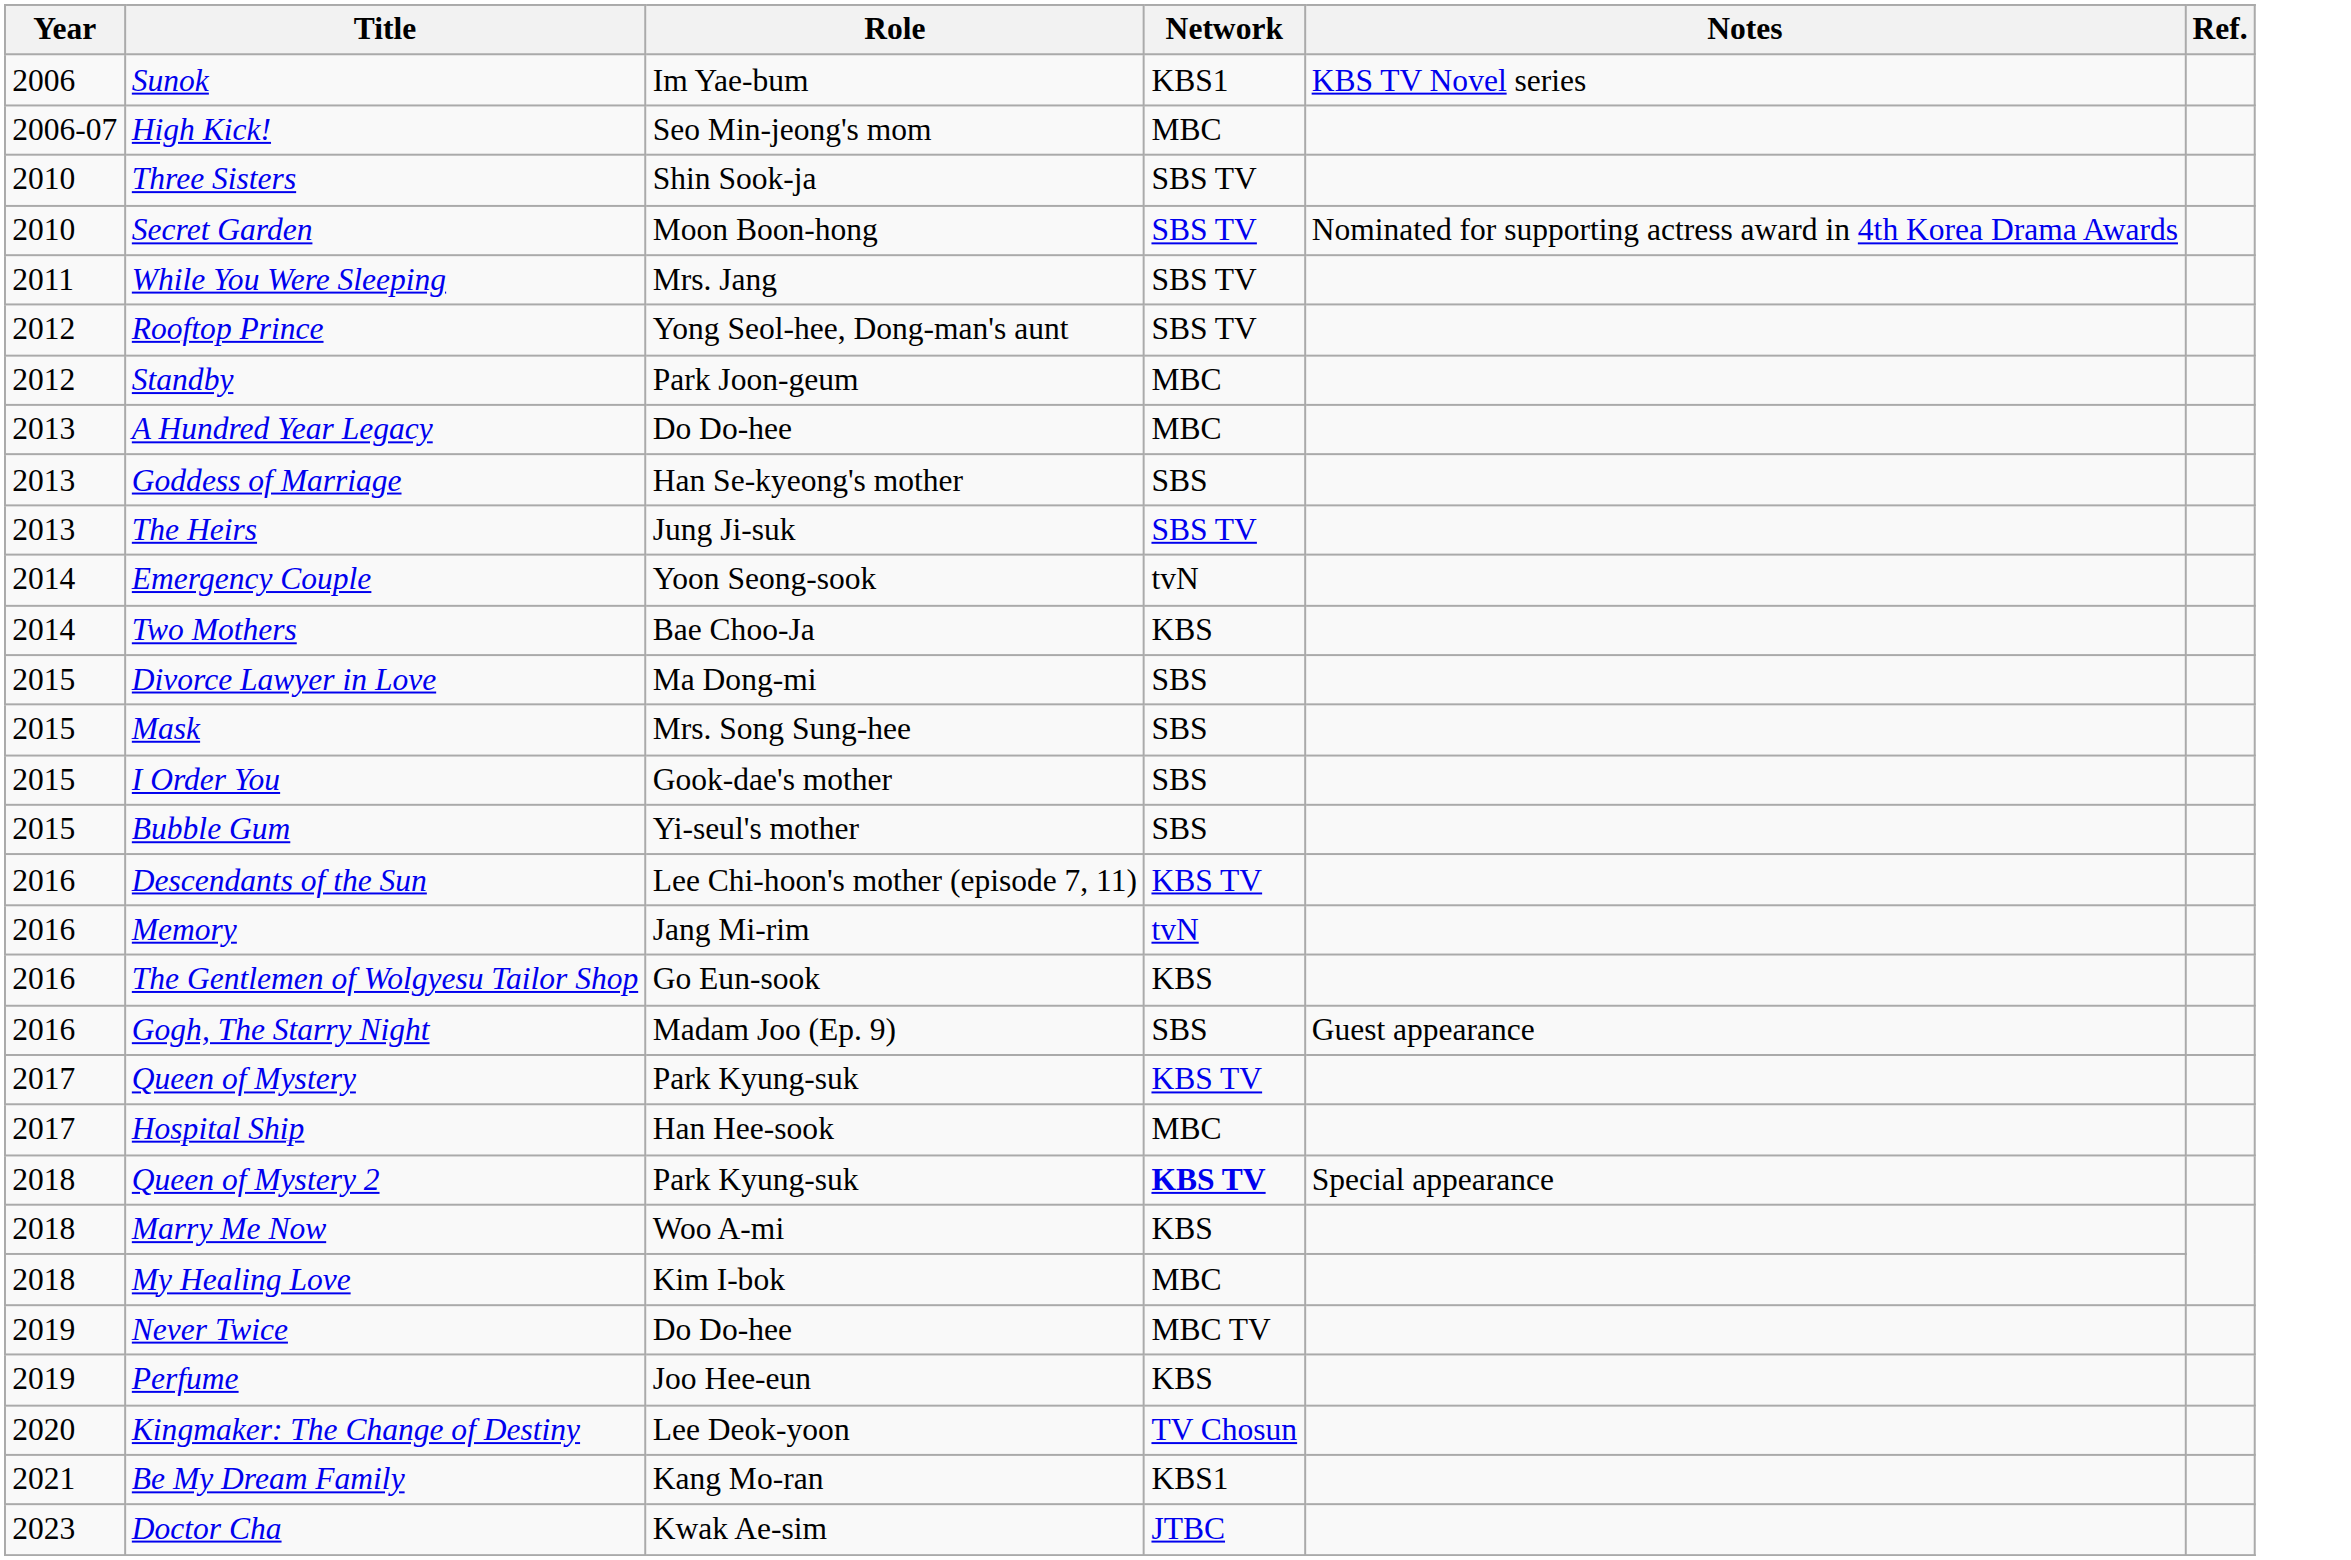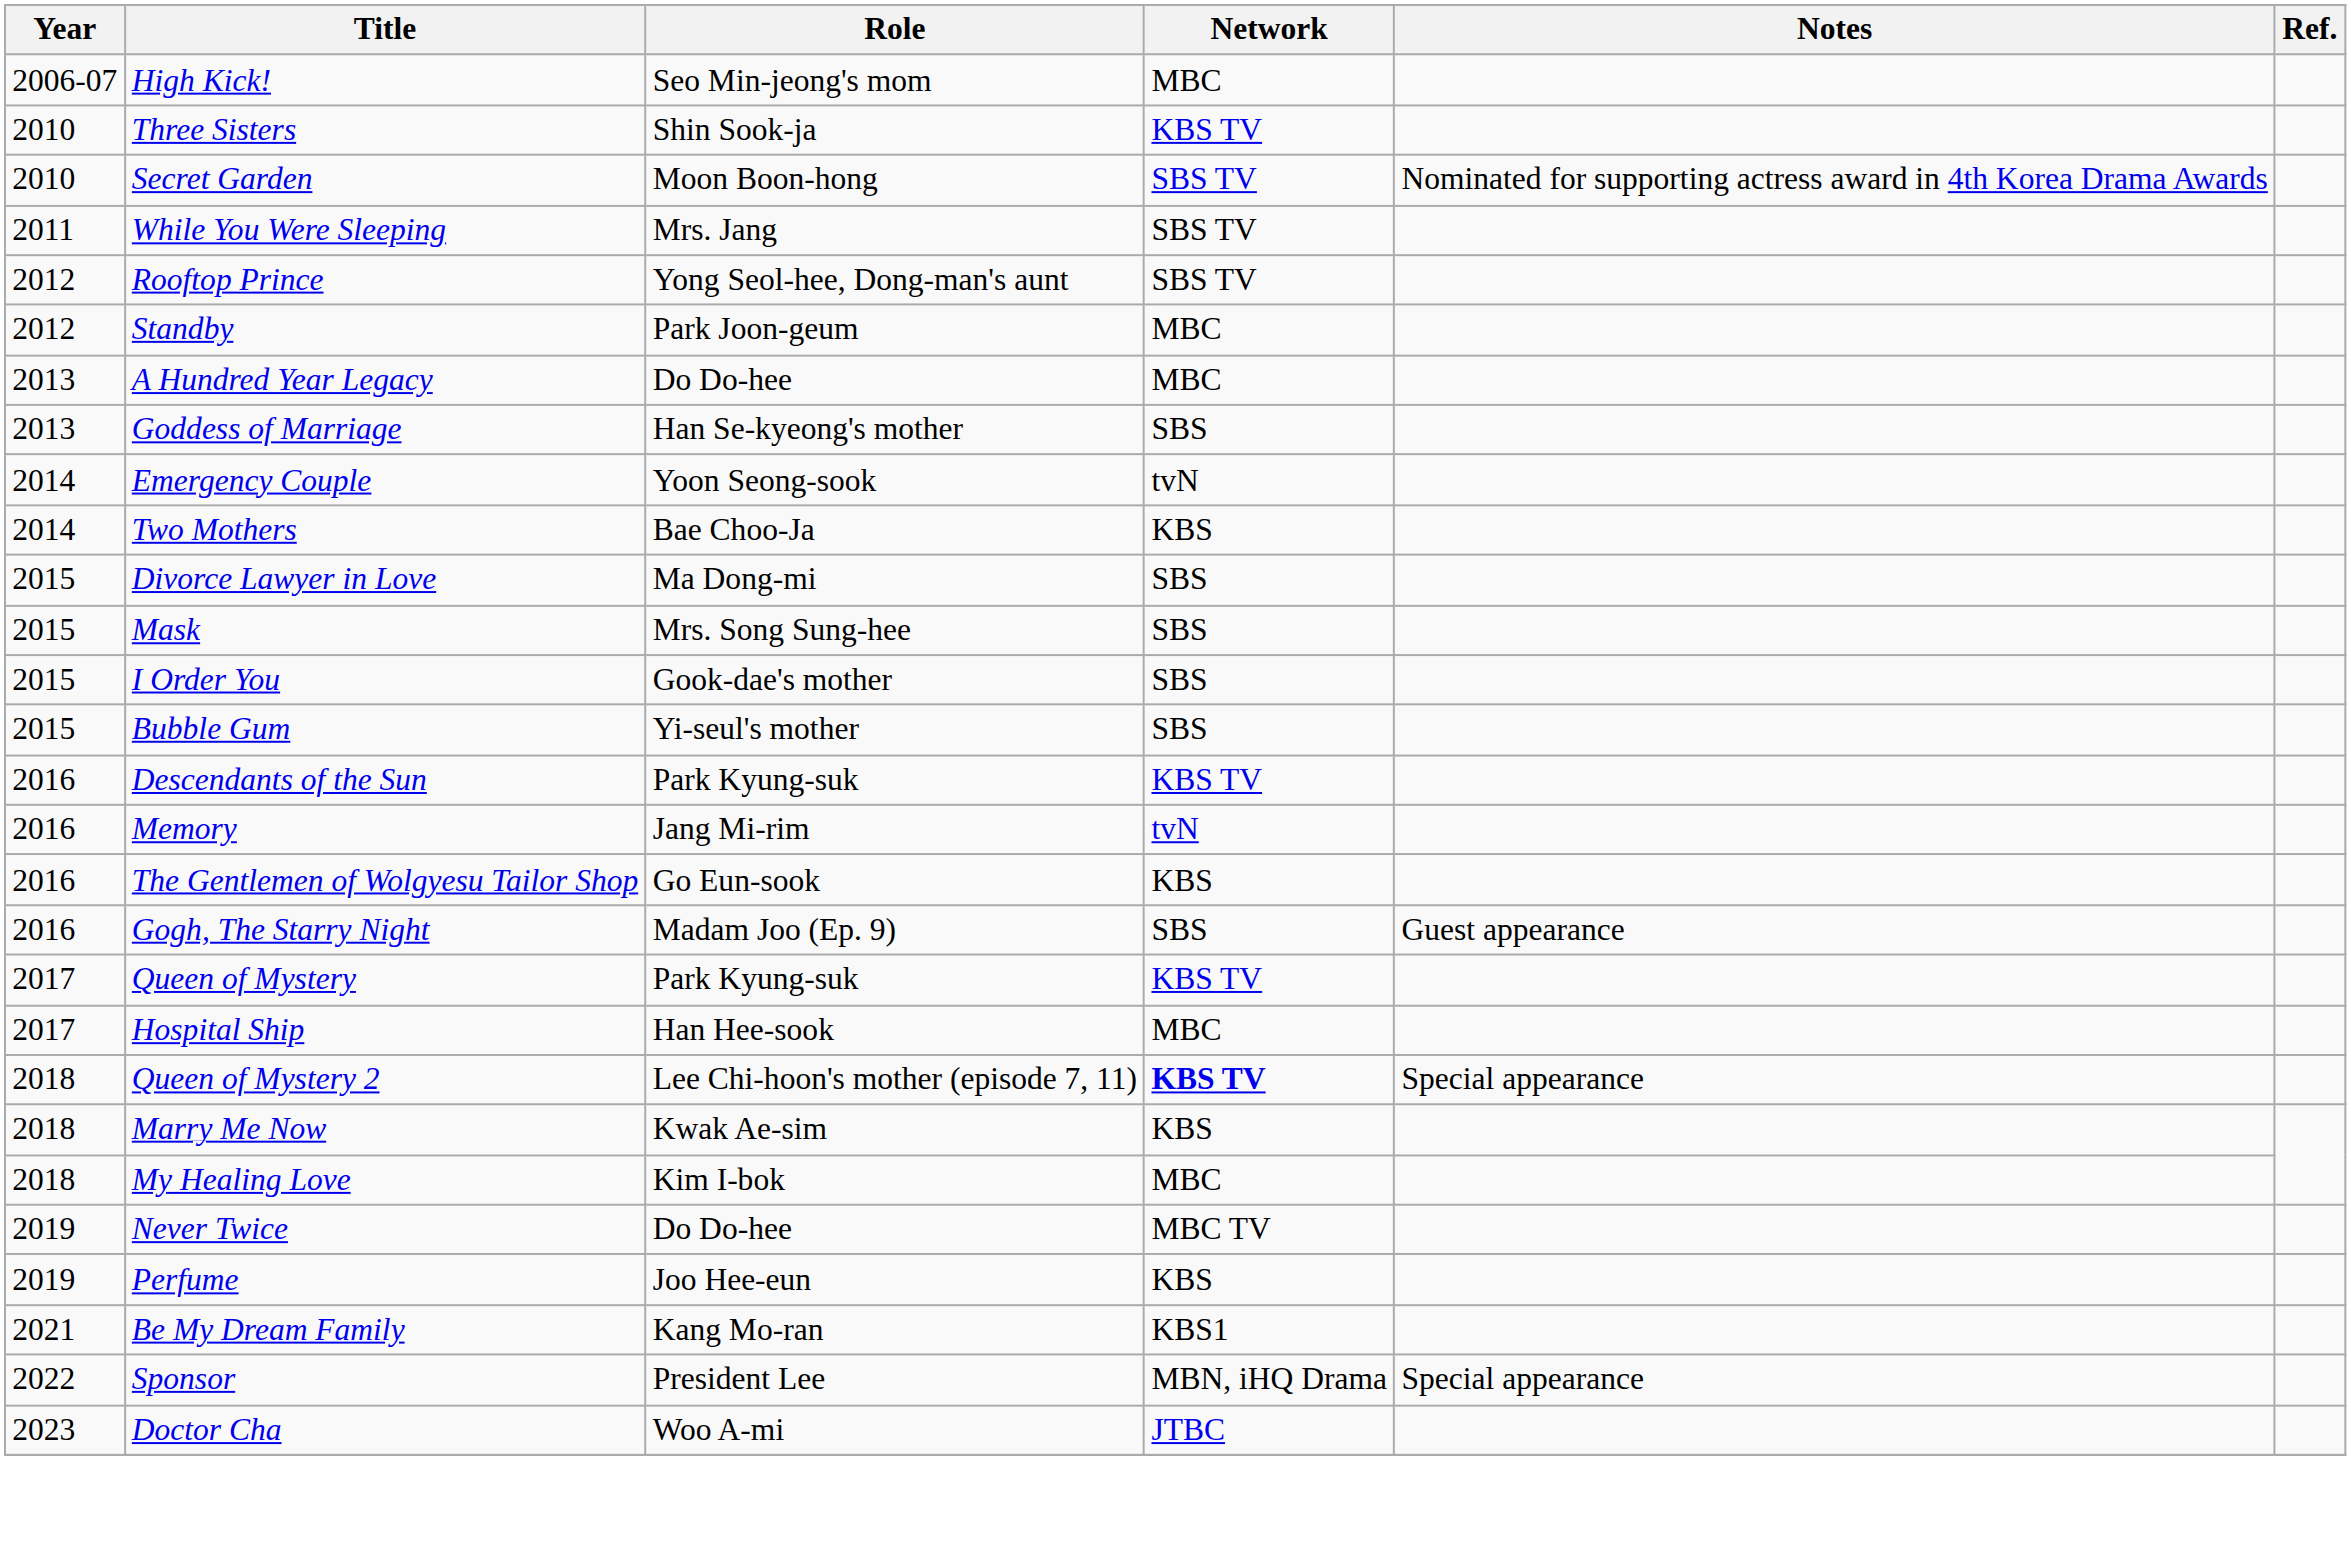- row: (170, 79)
(1204, 179) SBS TV -> (1207, 129) KBS TV
- row: (194, 529)
(895, 879) Lee Chi-hoon's mother (episode 7, 11) -> (756, 779) Park Kyung-suk
(756, 1179) Park Kyung-suk -> (895, 1079) Lee Chi-hoon's mother (episode 7, 11)
(718, 1229) Woo A-mi -> (740, 1129) Kwak Ae-sim
- row: (356, 1429)
+ row: (184, 1379)
(740, 1529) Kwak Ae-sim -> (718, 1429) Woo A-mi
